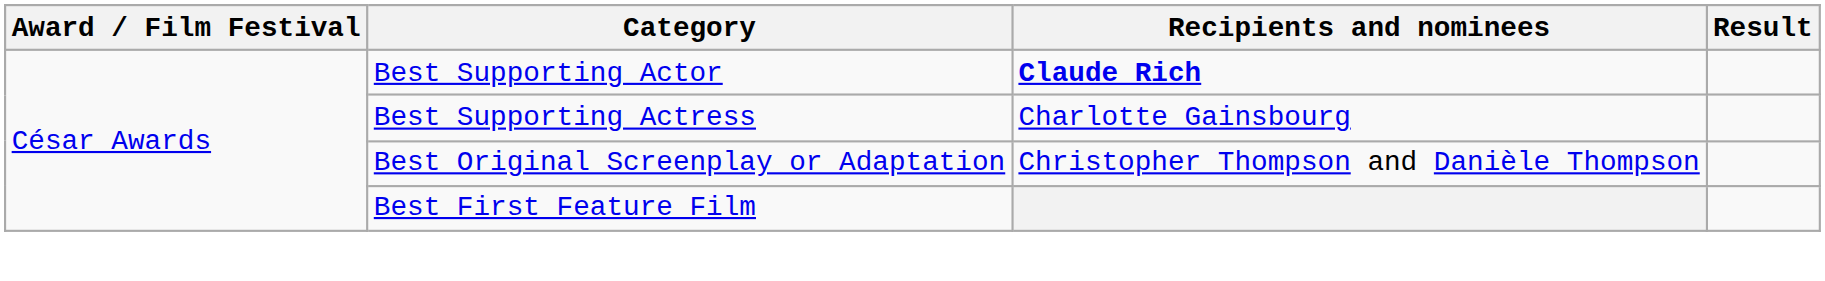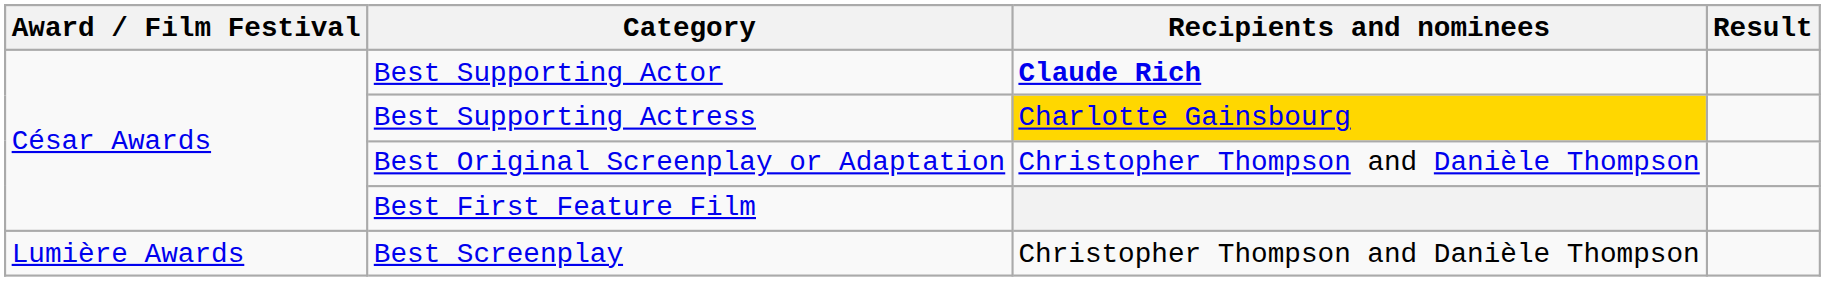(1185, 118) no background -> (1185, 118) gold background
+ row: (498, 253)
